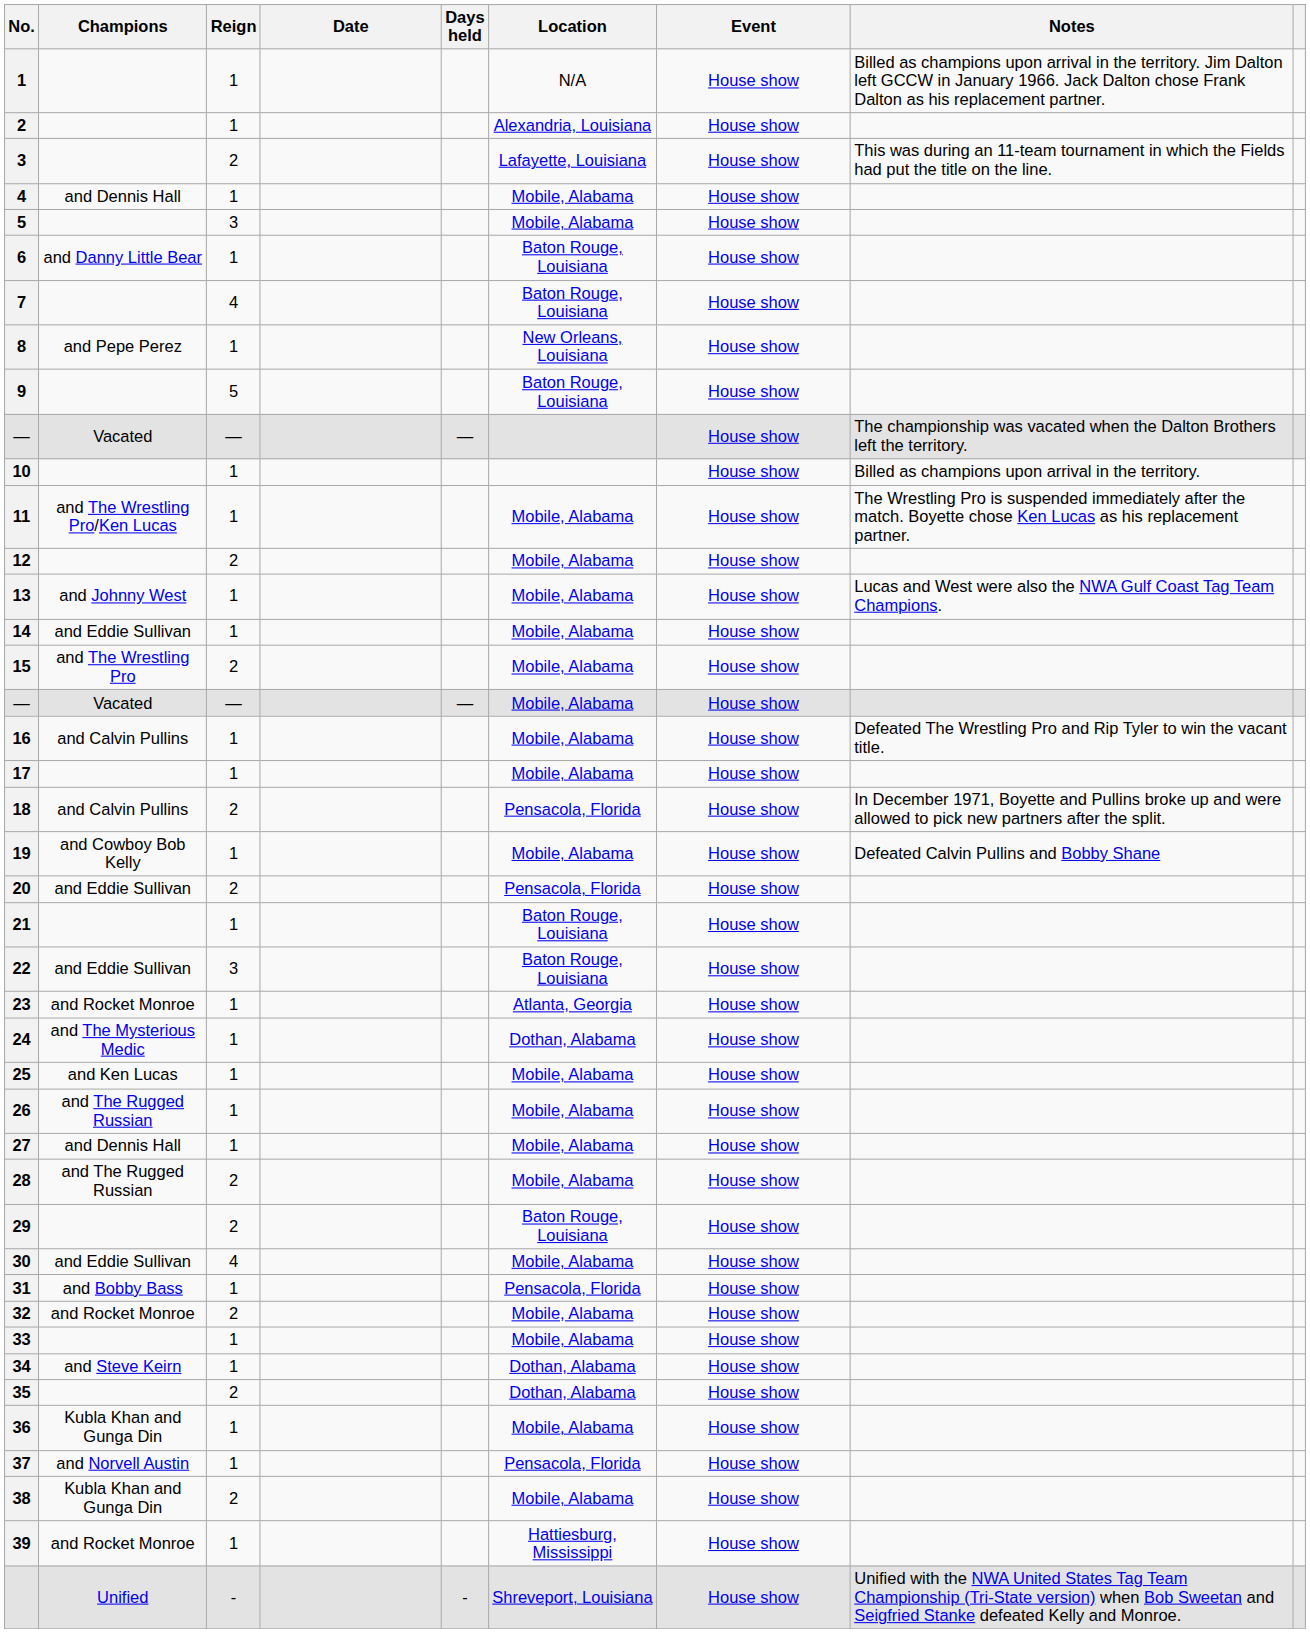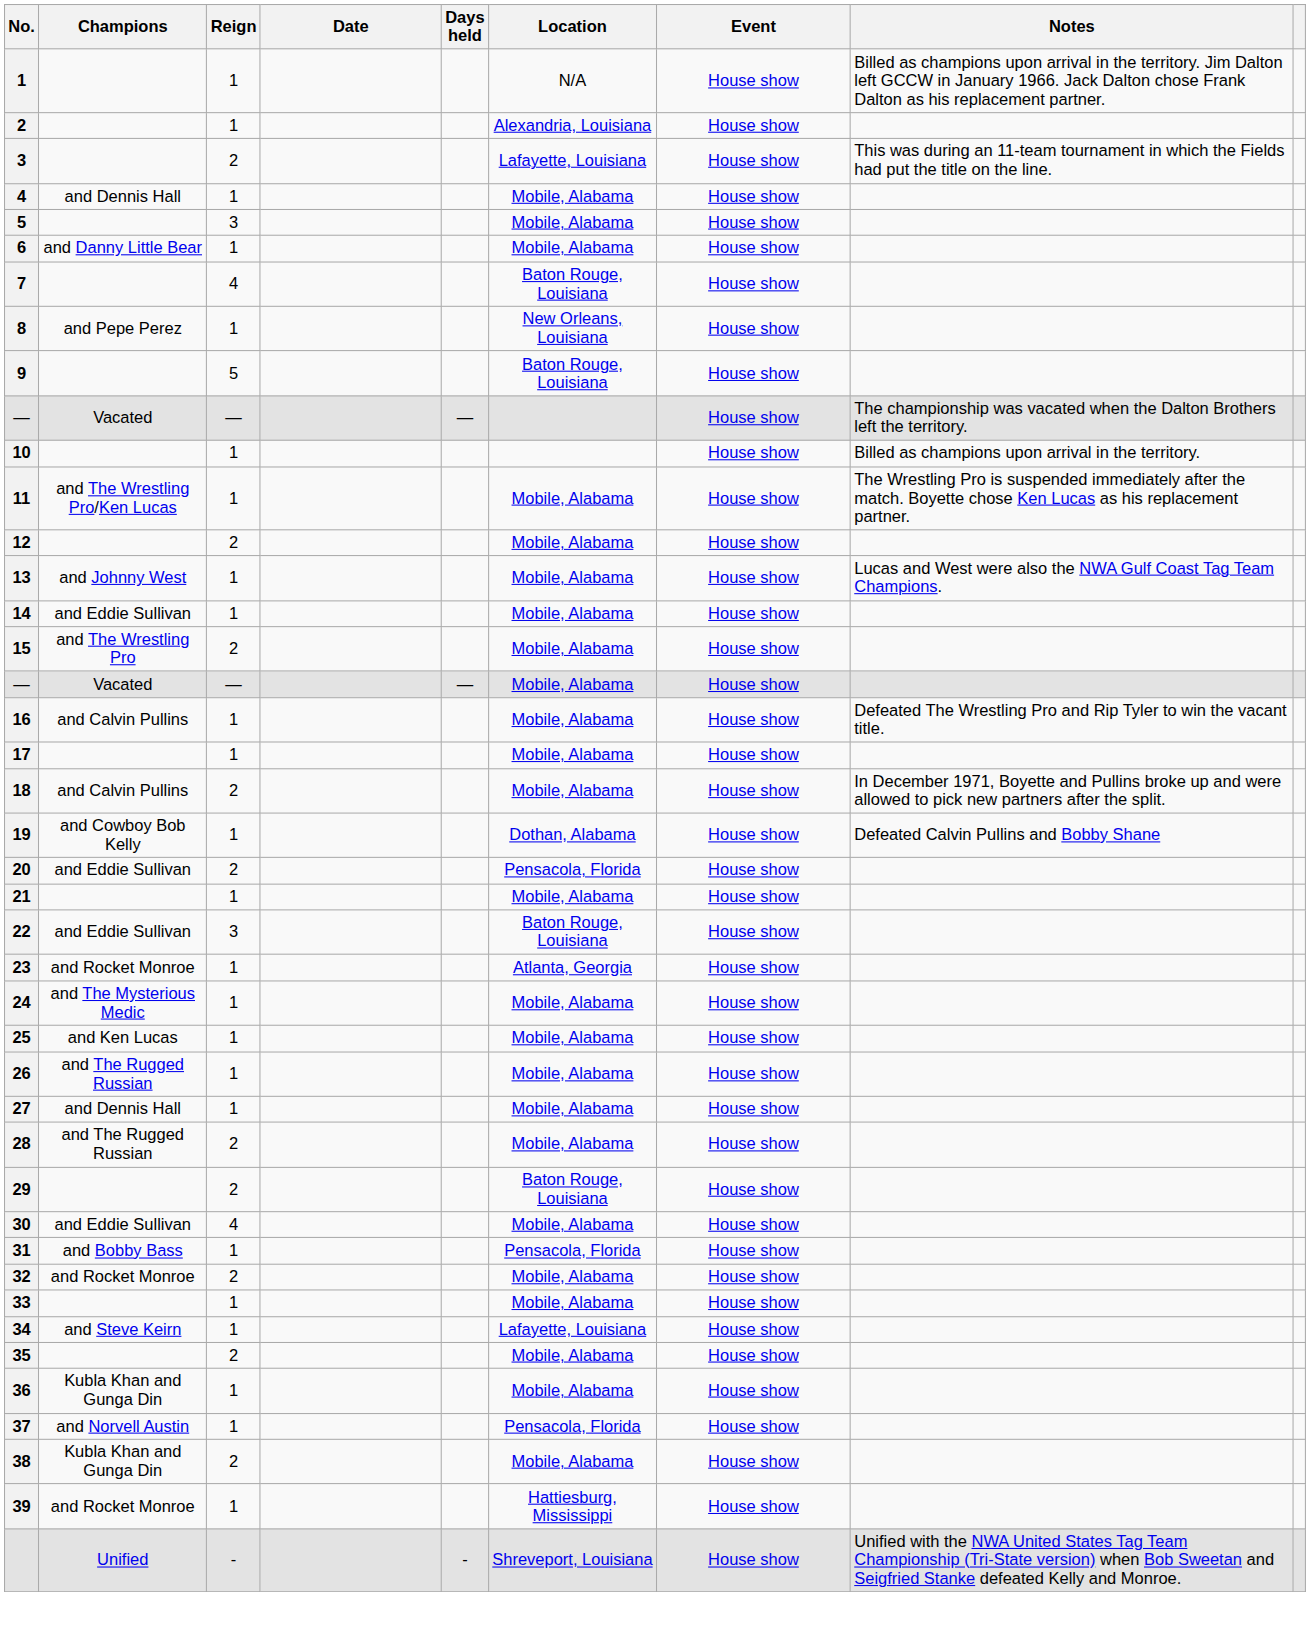(572, 257) Baton Rouge, Louisiana -> (572, 248) Mobile, Alabama
(572, 809) Pensacola, Florida -> (572, 790) Mobile, Alabama
(572, 853) Mobile, Alabama -> (572, 835) Dothan, Alabama
(572, 924) Baton Rouge, Louisiana -> (572, 896) Mobile, Alabama
(572, 1040) Dothan, Alabama -> (572, 1003) Mobile, Alabama
(572, 1366) Dothan, Alabama -> (572, 1329) Lafayette, Louisiana
(572, 1392) Dothan, Alabama -> (572, 1355) Mobile, Alabama
